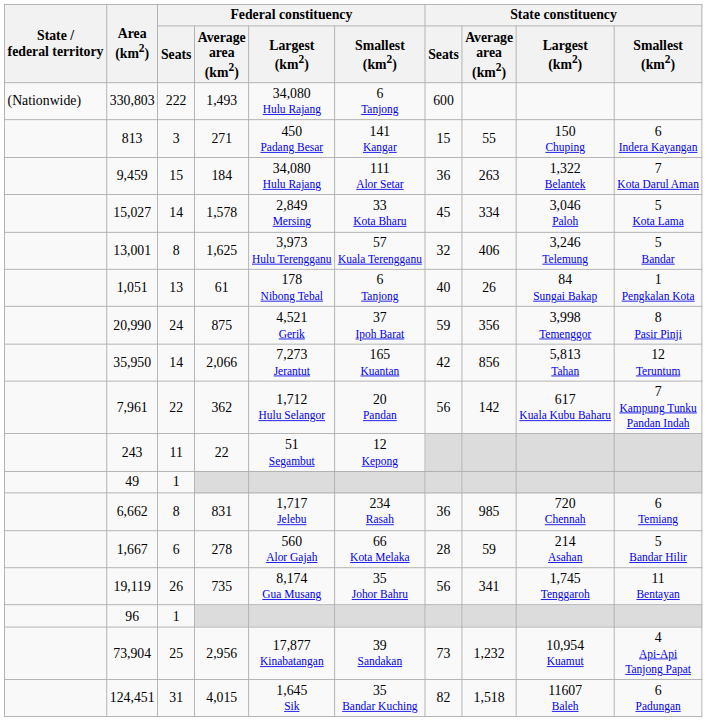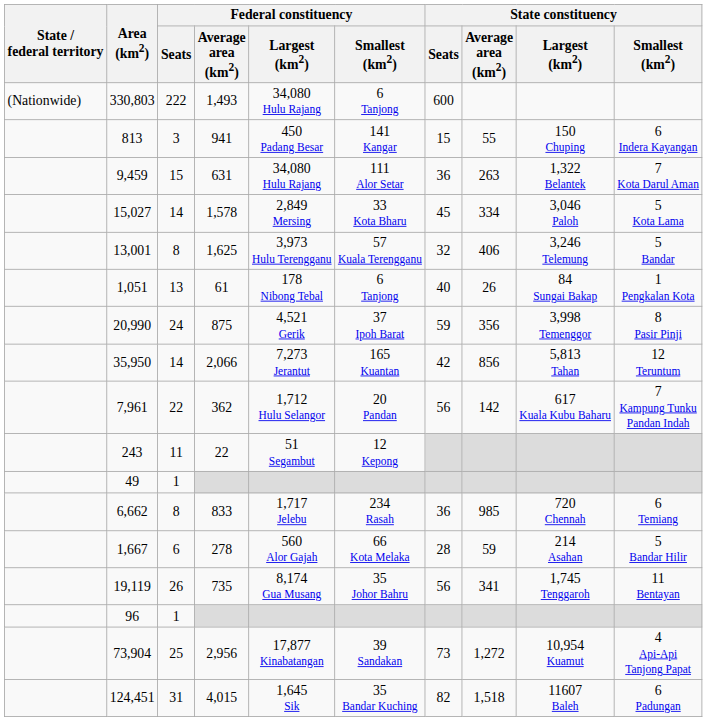(222, 138) 271 -> (222, 138) 941
(222, 176) 184 -> (222, 176) 631
(222, 511) 831 -> (222, 511) 833
(489, 653) 1,232 -> (489, 653) 1,272
